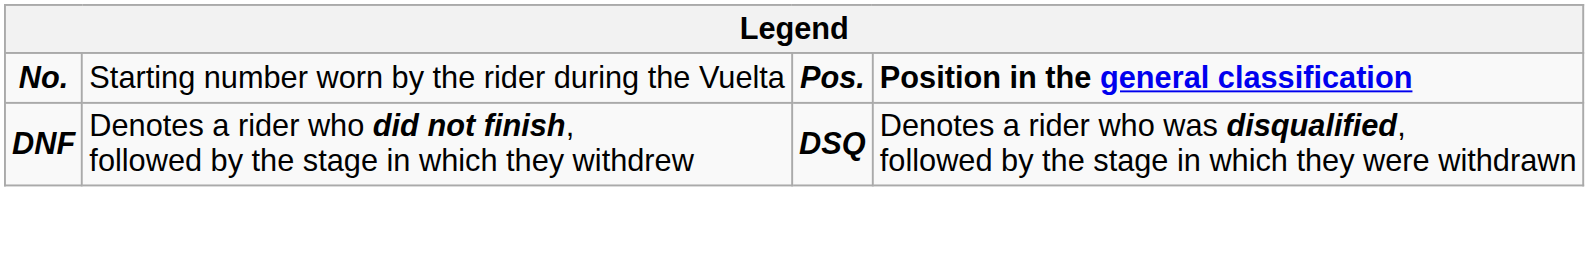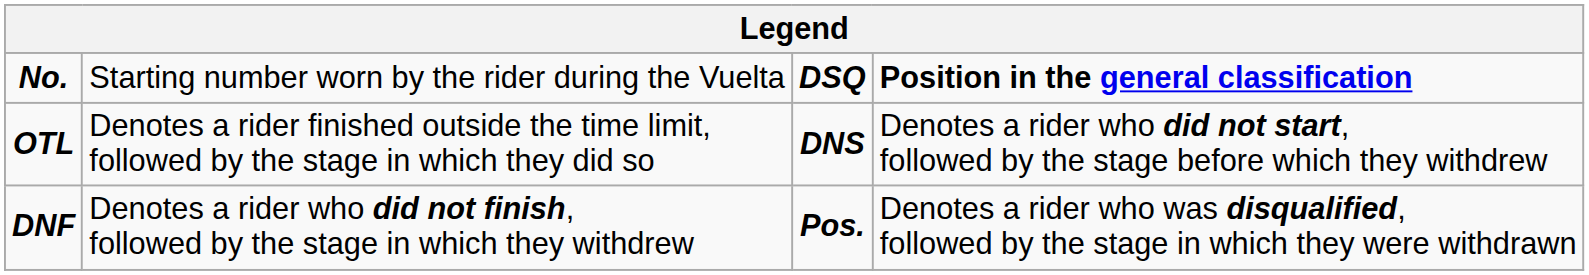(832, 77) Pos. -> (832, 77) DSQ
+ row: (44, 143)
(832, 143) DSQ -> (832, 226) Pos.
